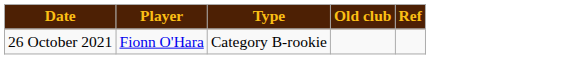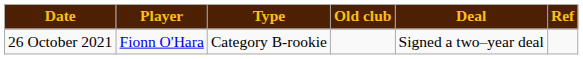+ column: (471, 16)
